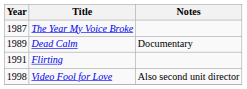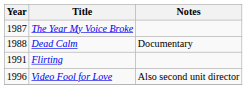(17, 44) 1989 -> (17, 44) 1988
(17, 76) 1998 -> (17, 76) 1996
